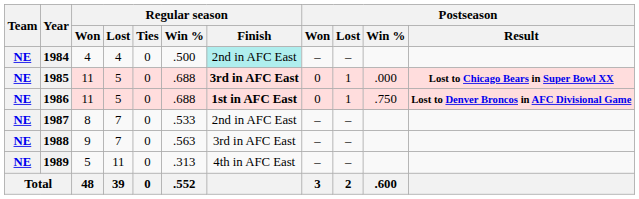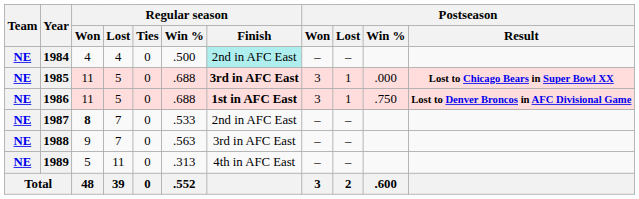(317, 78) 0 -> (317, 78) 3
(317, 99) 0 -> (317, 99) 3
(88, 120) normal -> (88, 120) bold
